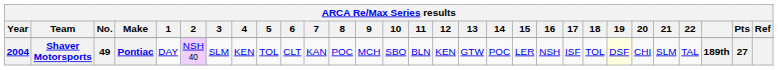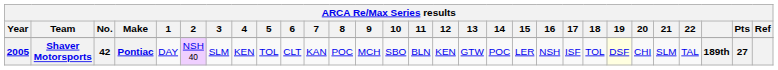(18, 51) 2004 -> (18, 51) 2005
(105, 51) 49 -> (105, 51) 42
